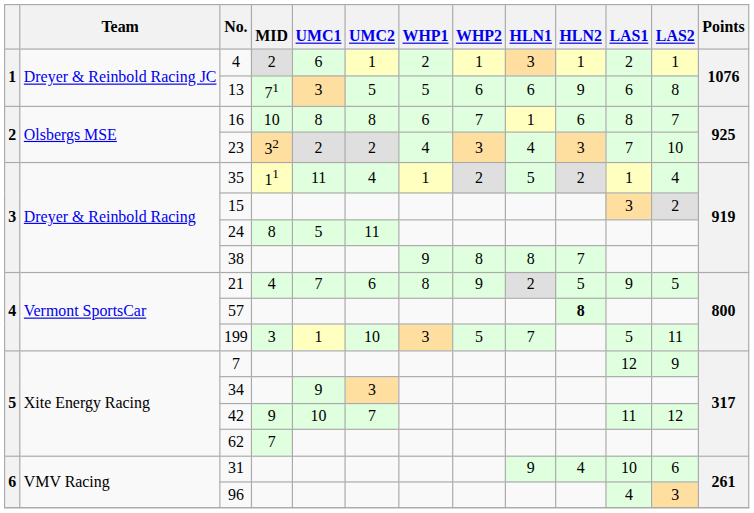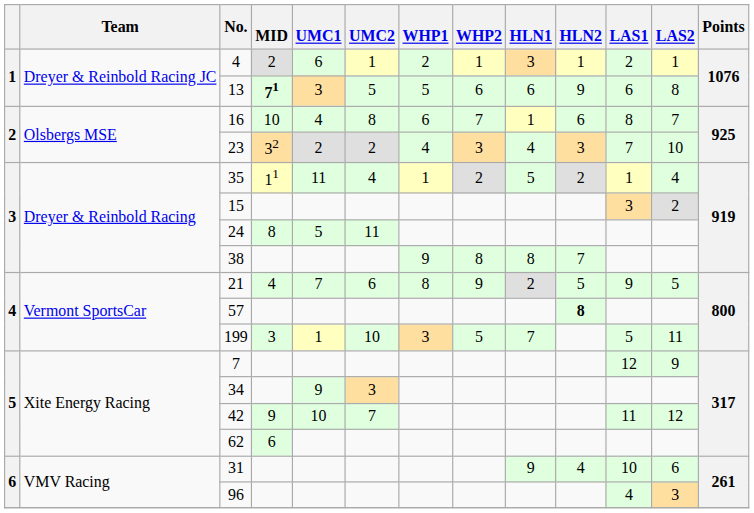(272, 90) normal -> (272, 90) bold
(319, 118) 8 -> (319, 118) 4
(272, 442) 7 -> (272, 442) 6
